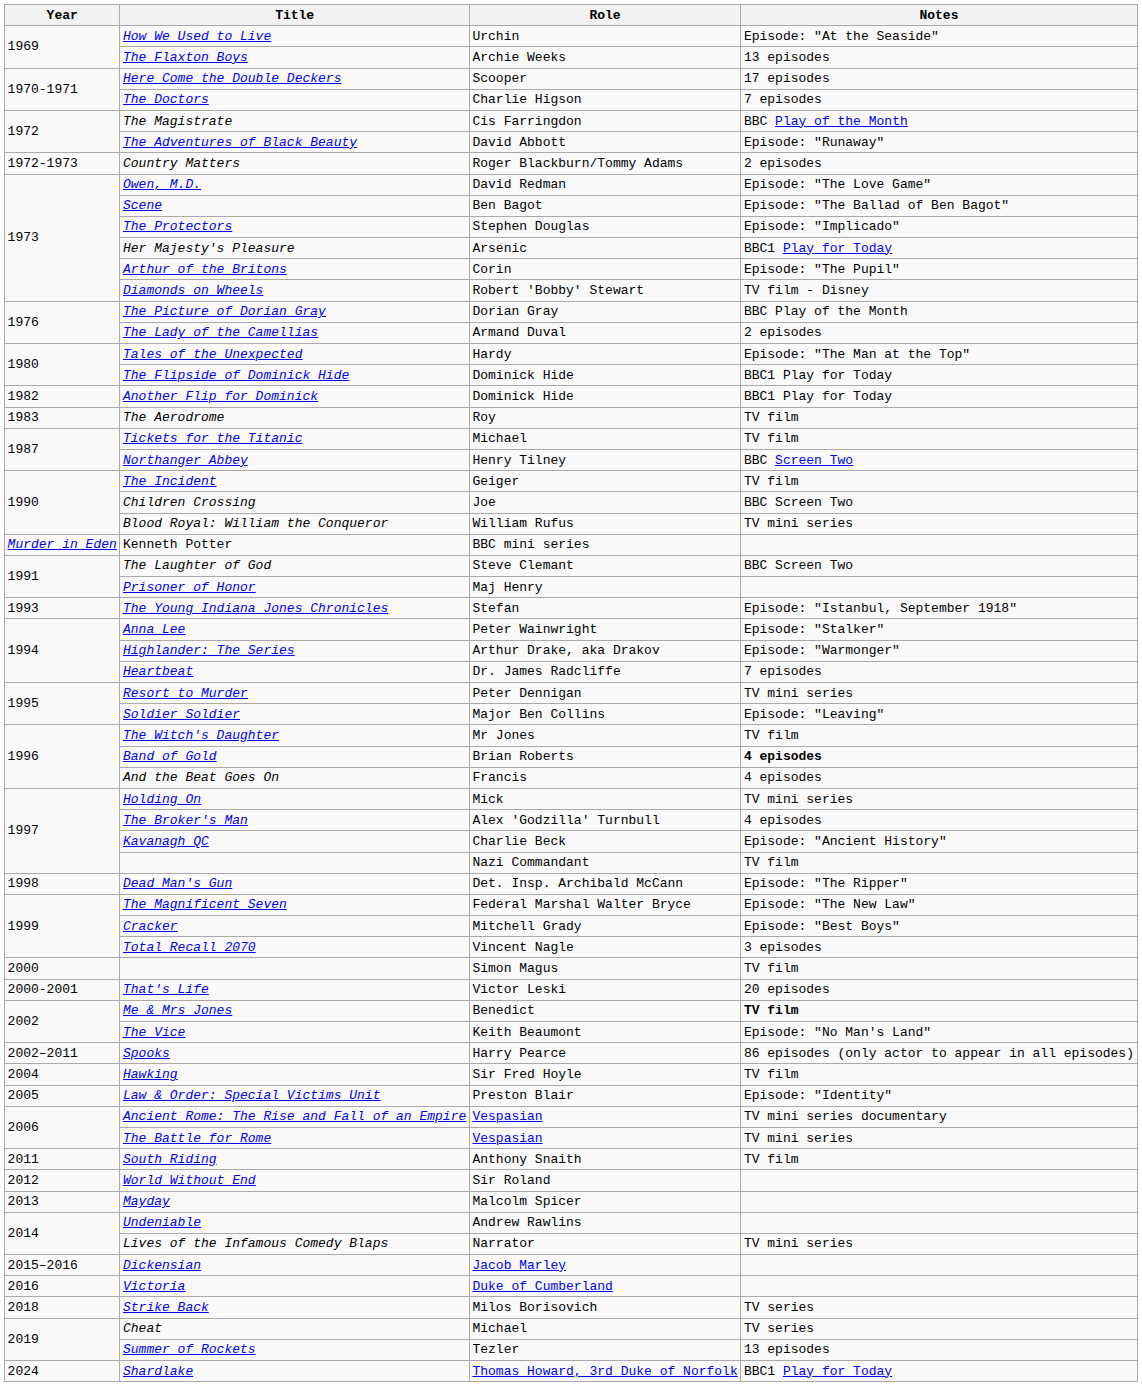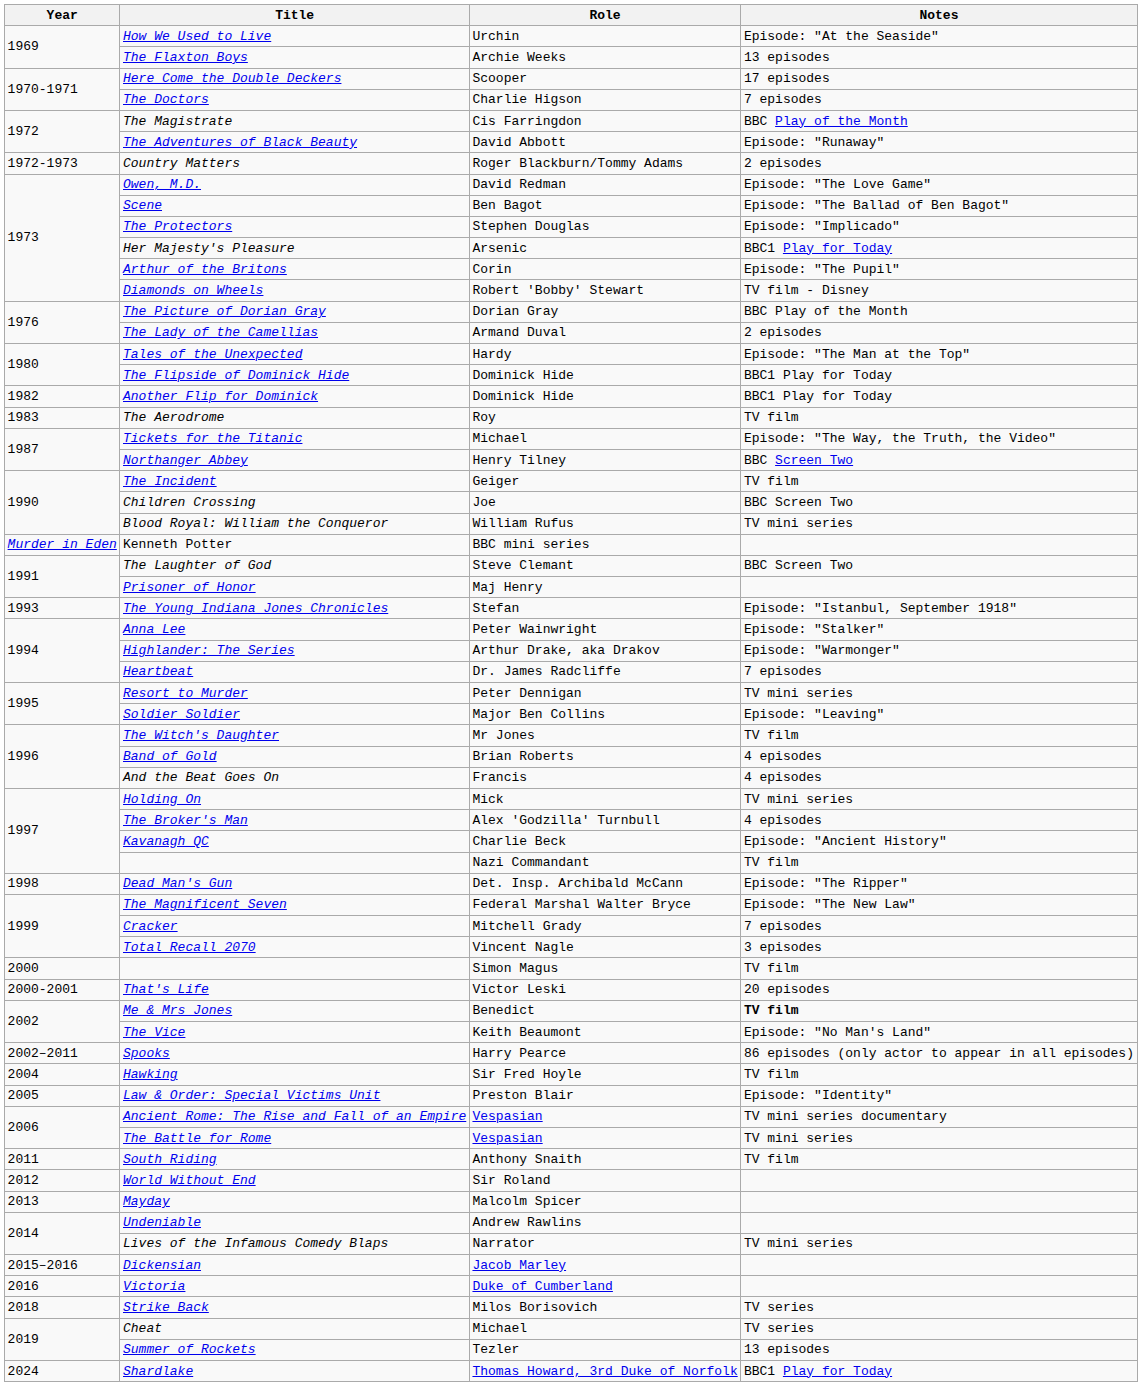(771, 439) TV film -> (900, 439) Episode: "The Way, the Truth, the Video"
(783, 757) bold -> (783, 757) normal
(822, 926) Episode: "Best Boys" -> (783, 926) 7 episodes
